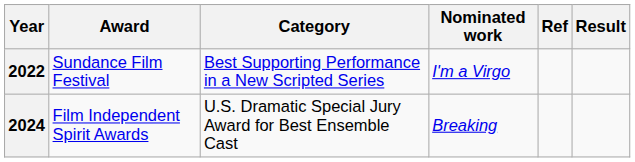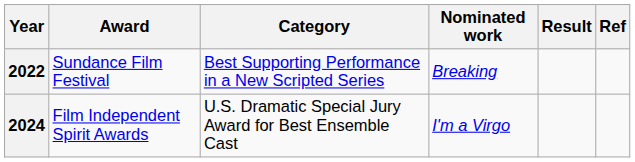columns swapped: (601, 26) <-> (555, 26)
(471, 71) I'm a Virgo -> (465, 71) Breaking
(465, 125) Breaking -> (471, 125) I'm a Virgo
